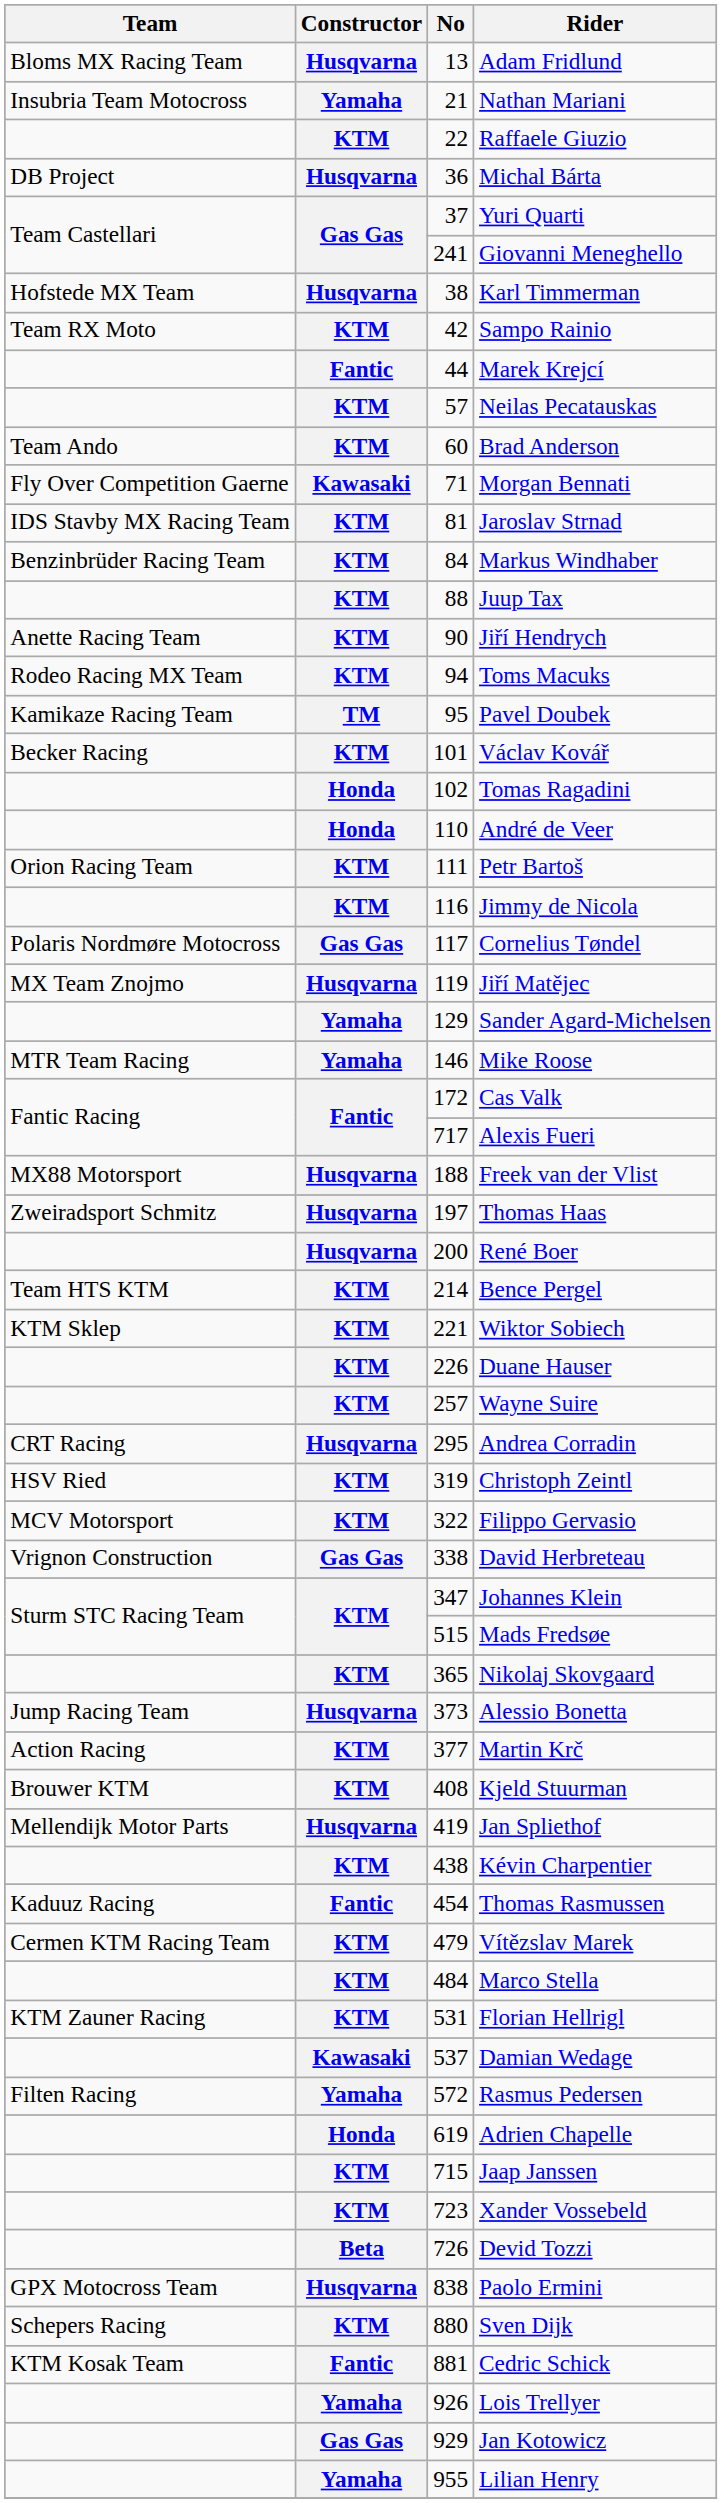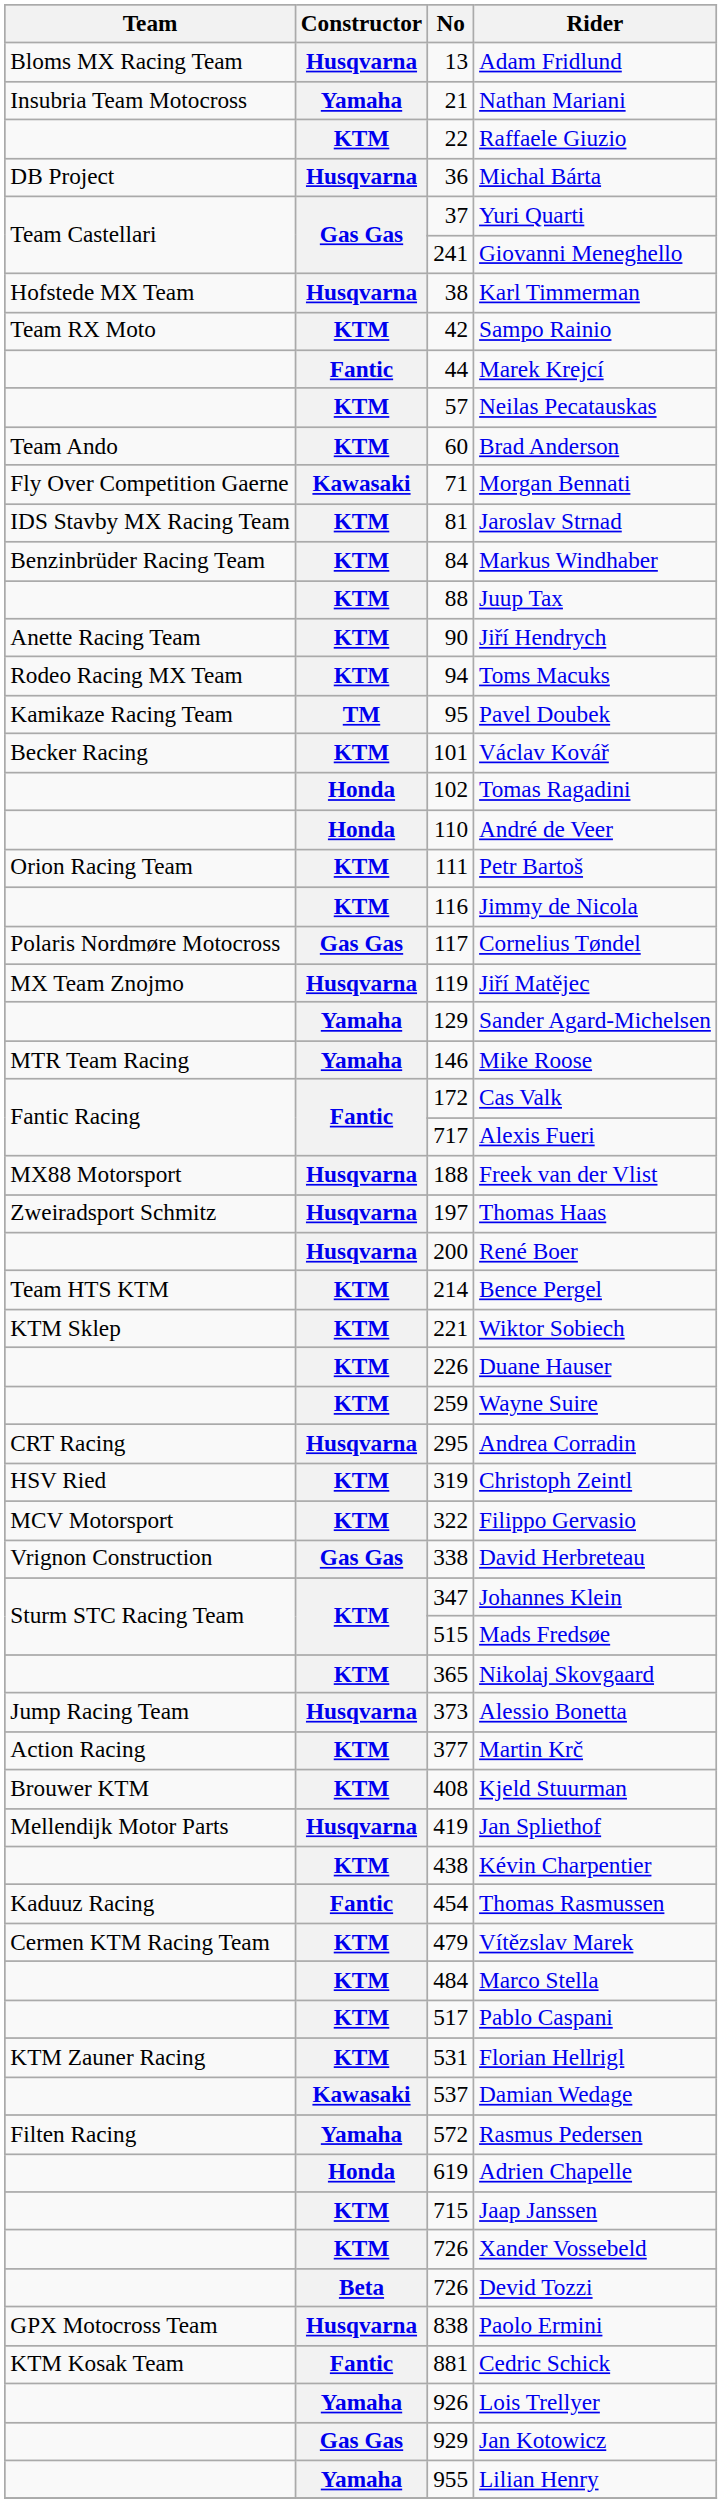(451, 1404) 257 -> (451, 1404) 259
+ row: (546, 2018)
(451, 2210) 723 -> (451, 2248) 726
- row: (526, 2325)
